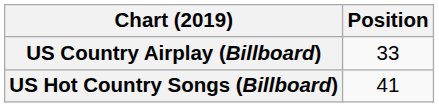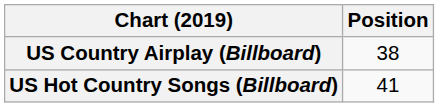(388, 53) 33 -> (388, 53) 38
